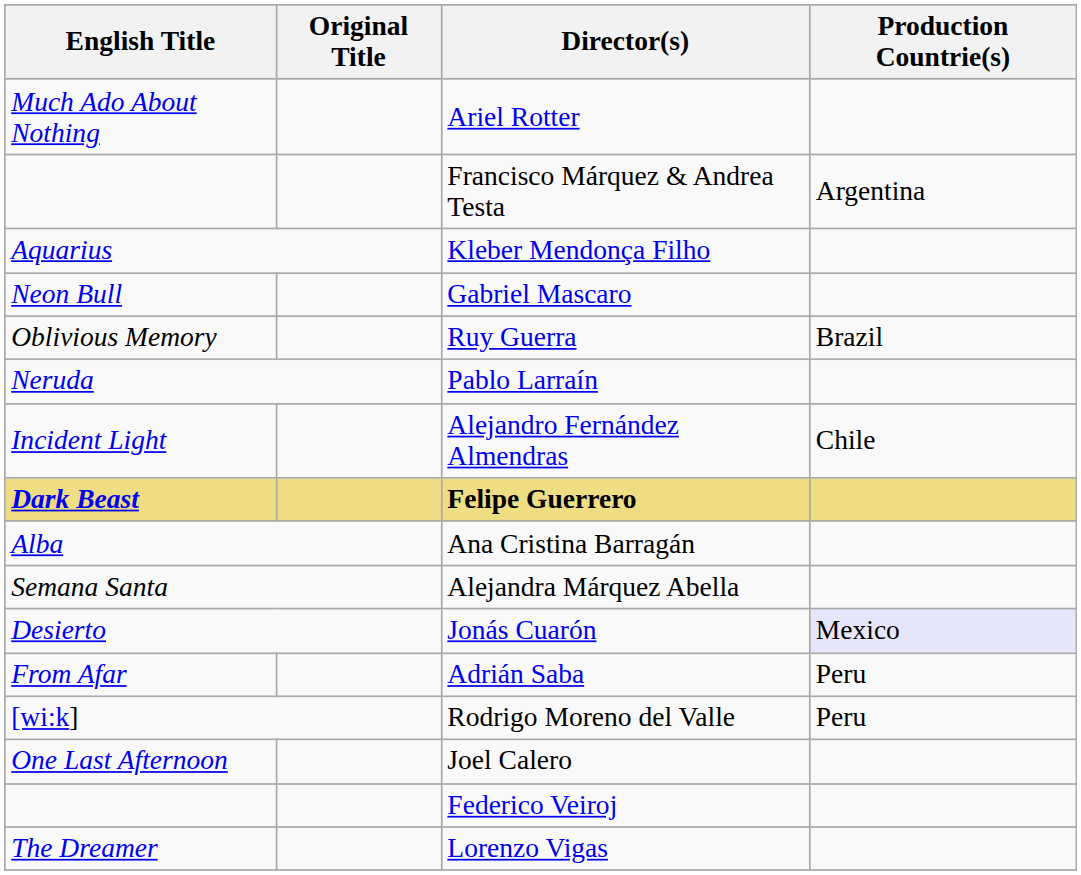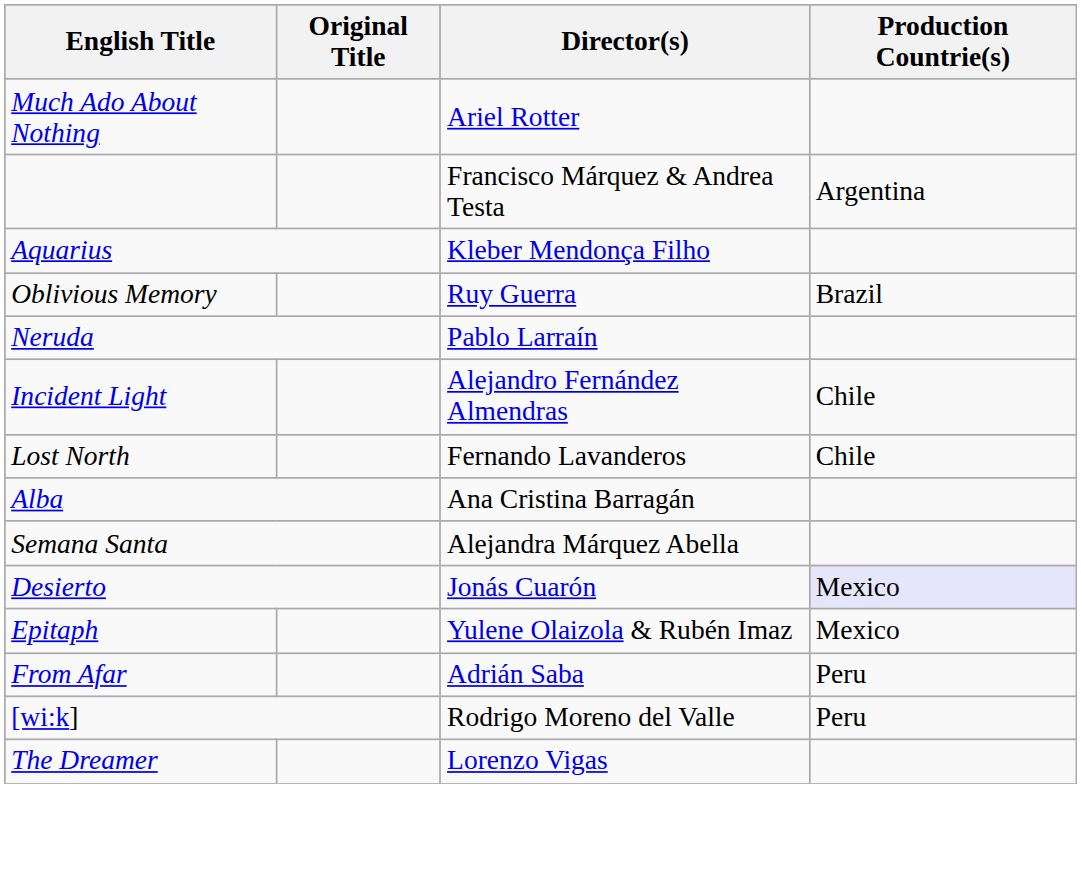- row: (539, 293)
+ row: (567, 455)
- row: (542, 499)
+ row: (620, 630)
- row: (510, 761)
- row: (532, 804)
